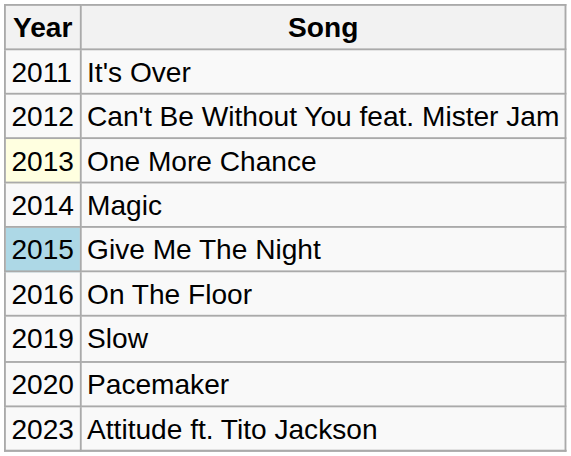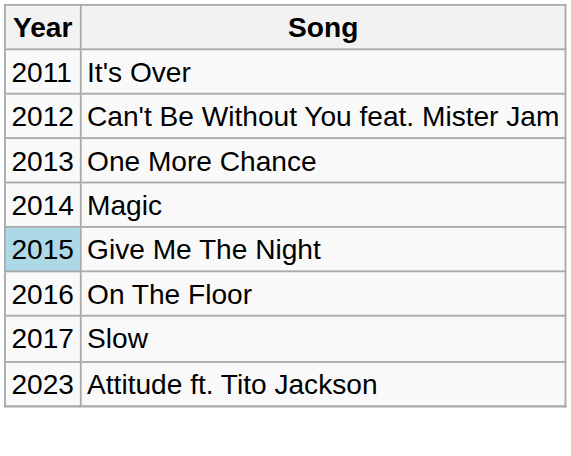(43, 161) lightyellow background -> (43, 161) no background
(43, 339) 2019 -> (43, 339) 2017
- row: (158, 383)
